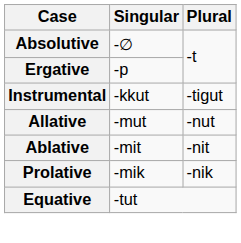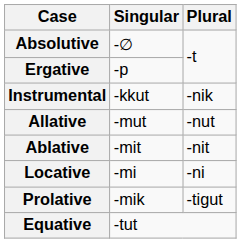(205, 96) -tigut -> (200, 96) -nik
+ row: (57, 173)
(200, 173) -nik -> (205, 199) -tigut
